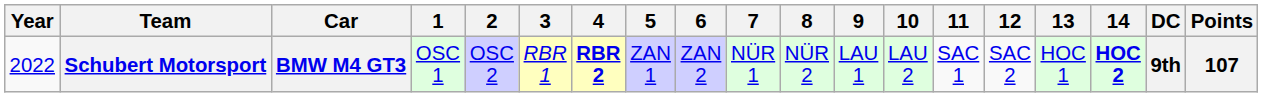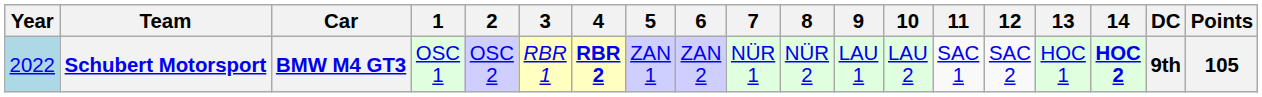(32, 64) no background -> (32, 64) lightblue background
(1222, 64) 107 -> (1222, 64) 105
